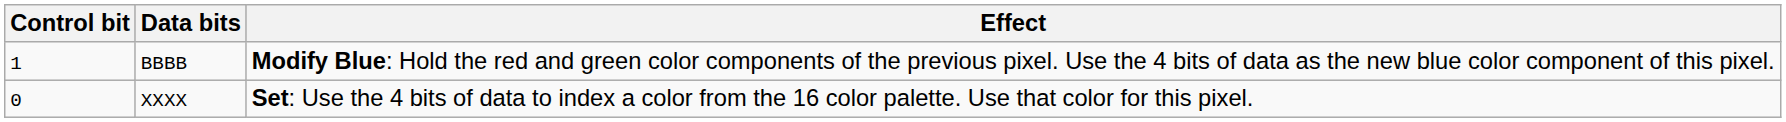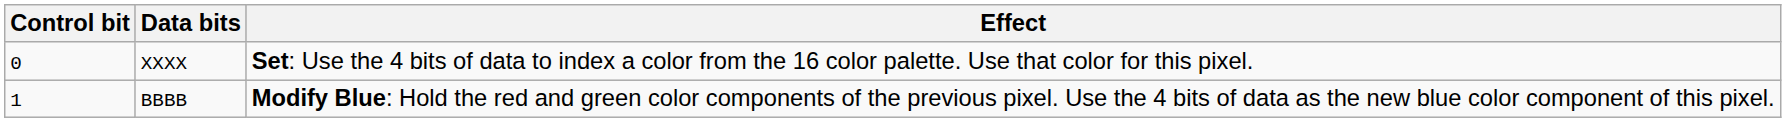rows swapped: (164, 101) <-> (164, 63)
